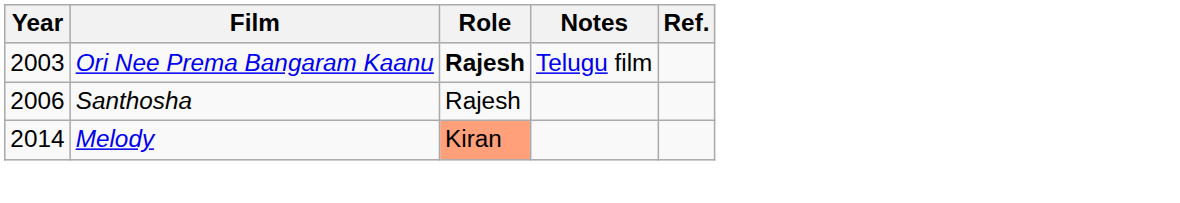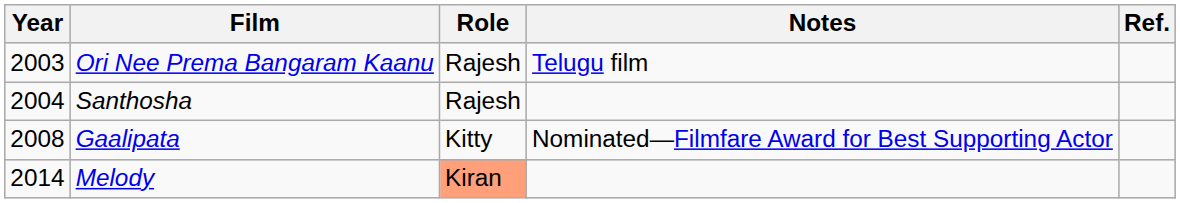(485, 62) bold -> (483, 62) normal
(37, 100) 2006 -> (37, 100) 2004
+ row: (128, 139)
